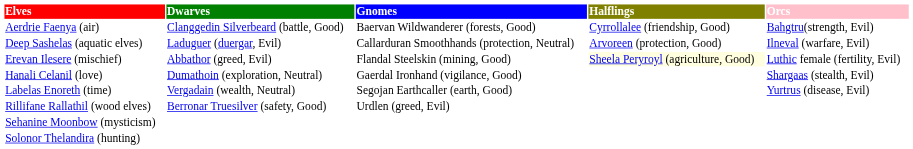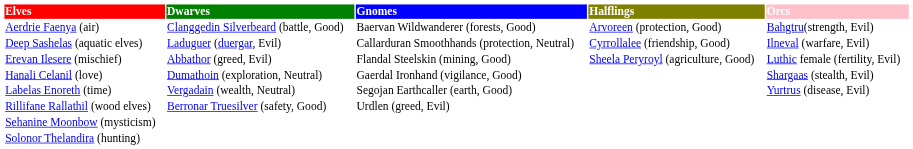(660, 27) Cyrrollalee (friendship, Good) -> (655, 27) Arvoreen (protection, Good)
(655, 43) Arvoreen (protection, Good) -> (660, 43) Cyrrollalee (friendship, Good)
(672, 59) lightyellow background -> (672, 59) no background
